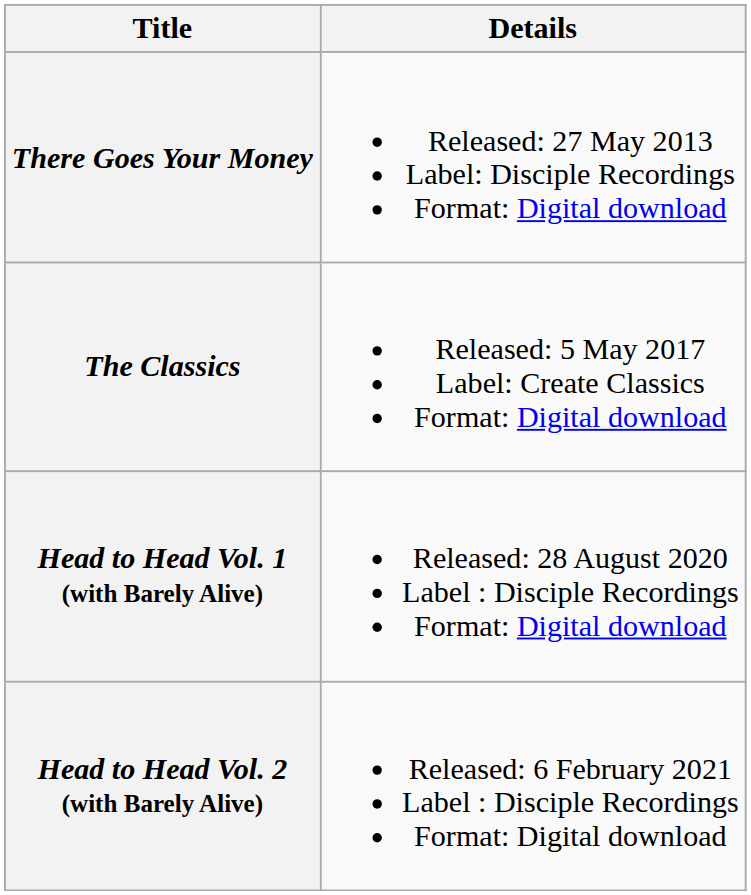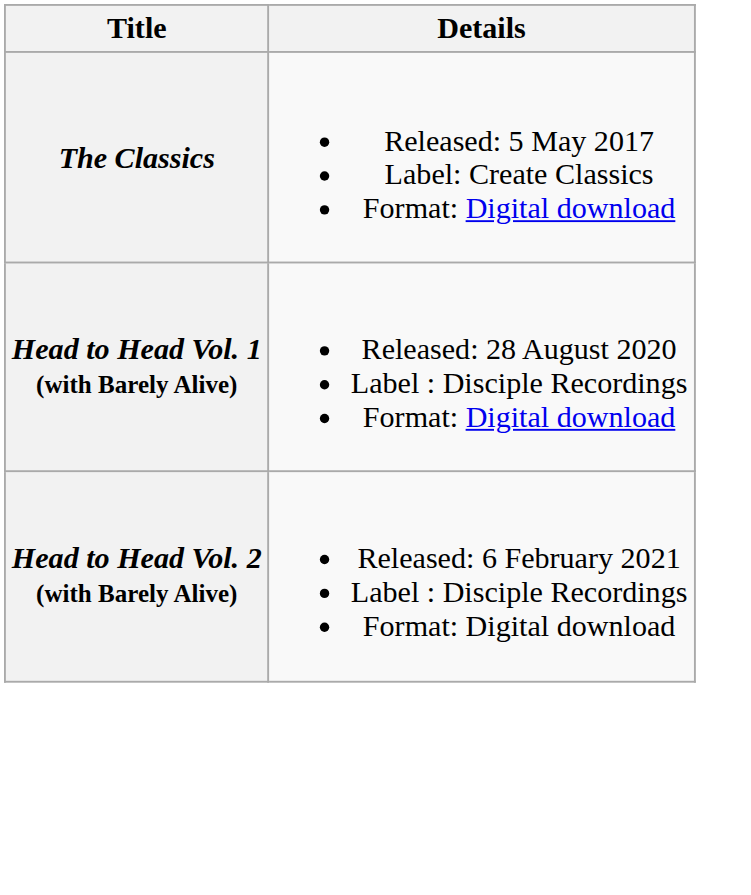- row: (162, 156)
